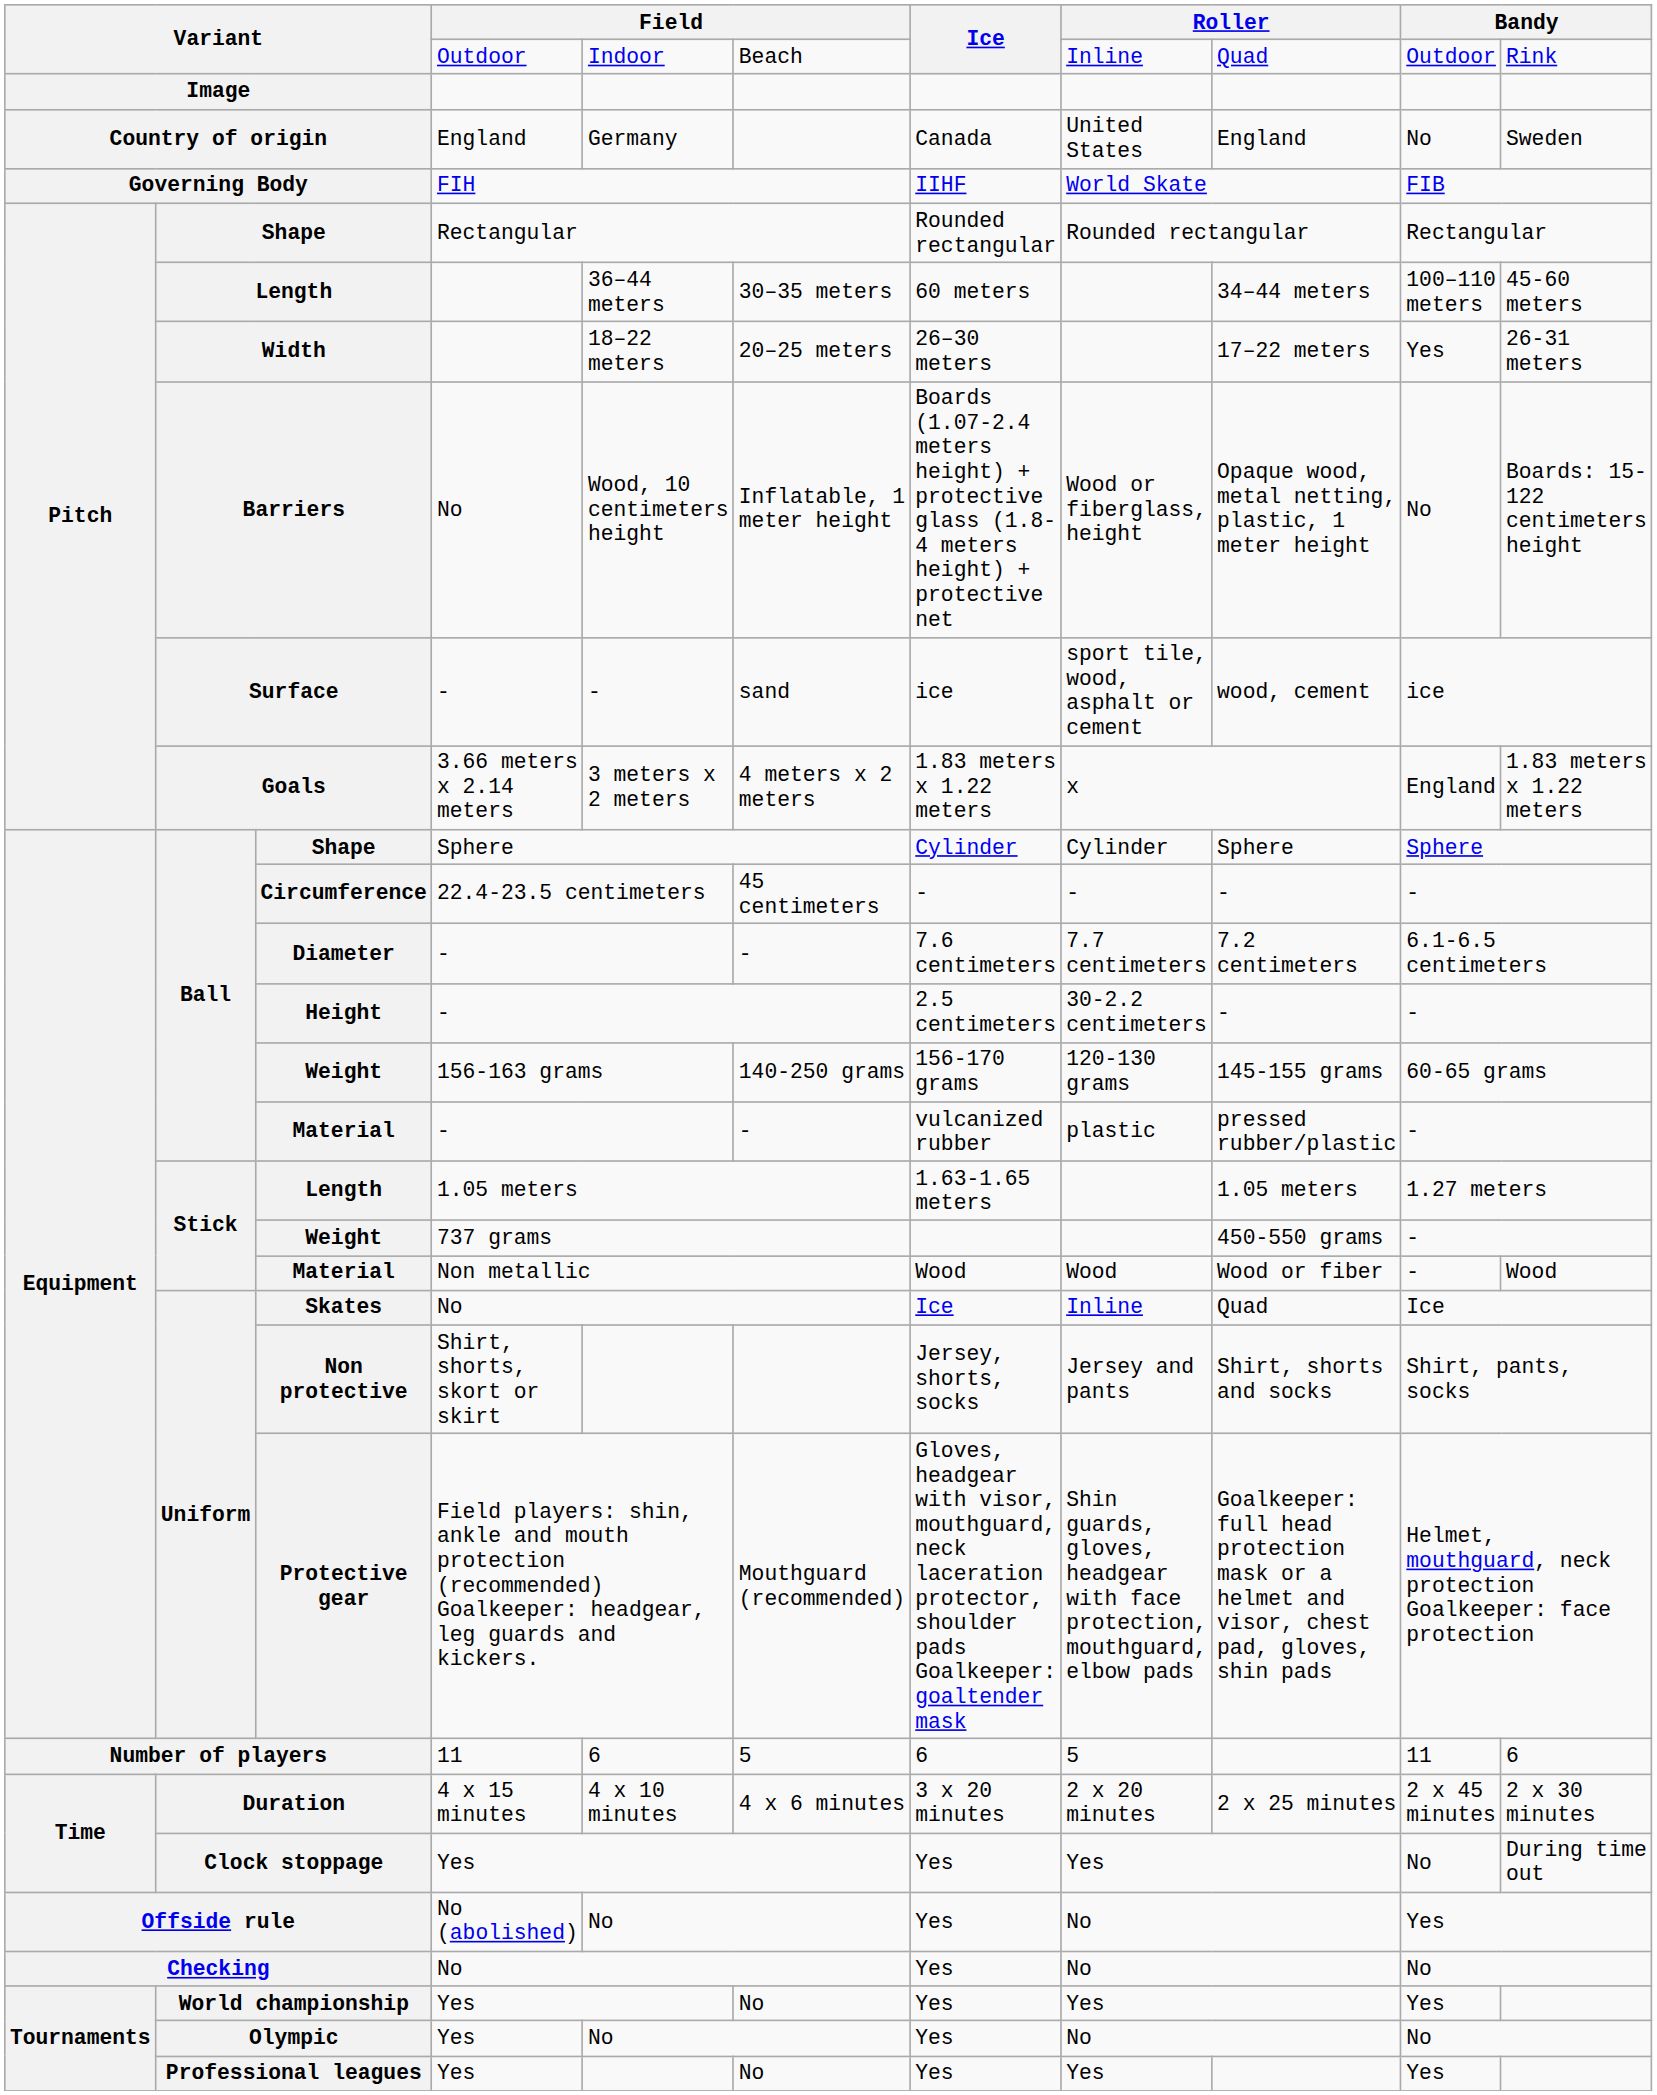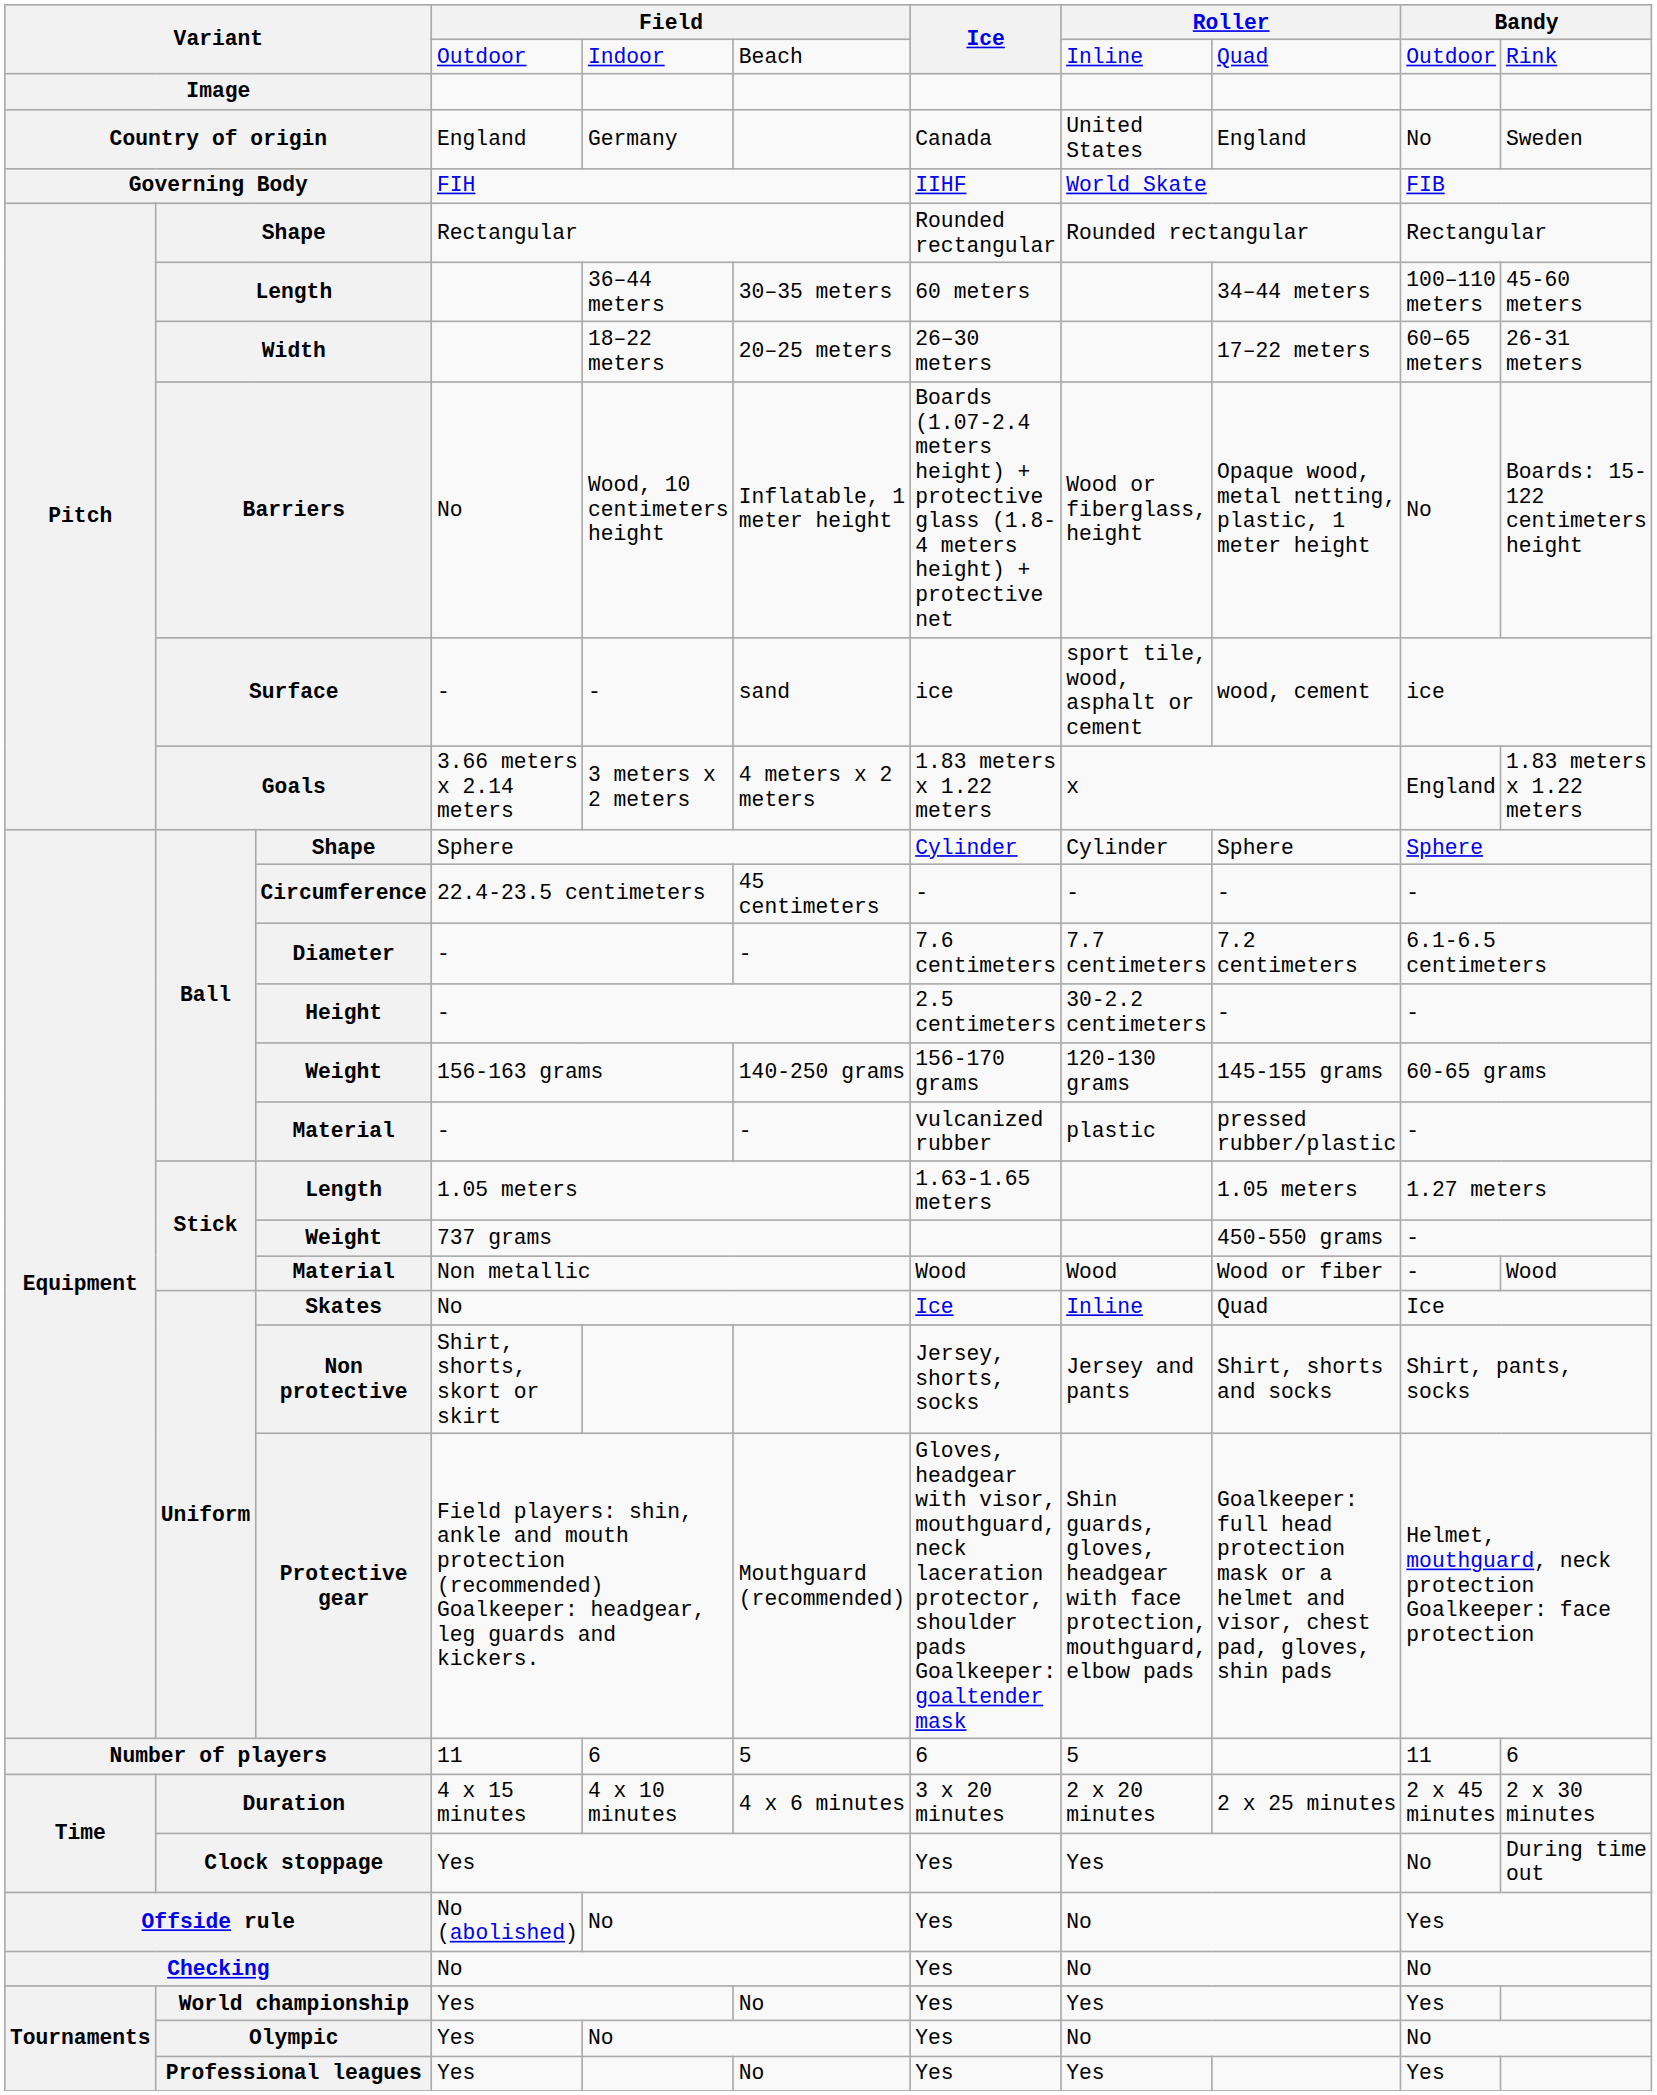(1426, 352) Yes -> (1445, 352) 60–65 meters
